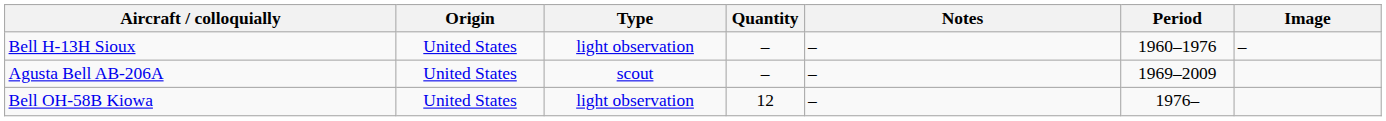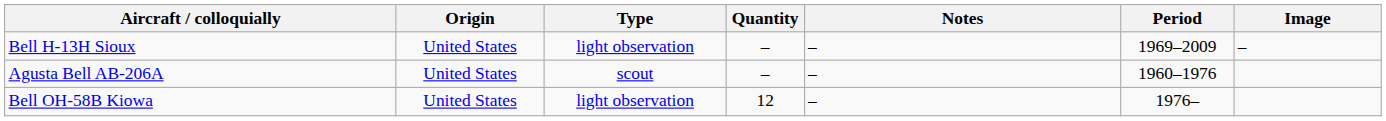(1177, 45) 1960–1976 -> (1177, 45) 1969–2009
(1177, 73) 1969–2009 -> (1177, 73) 1960–1976
